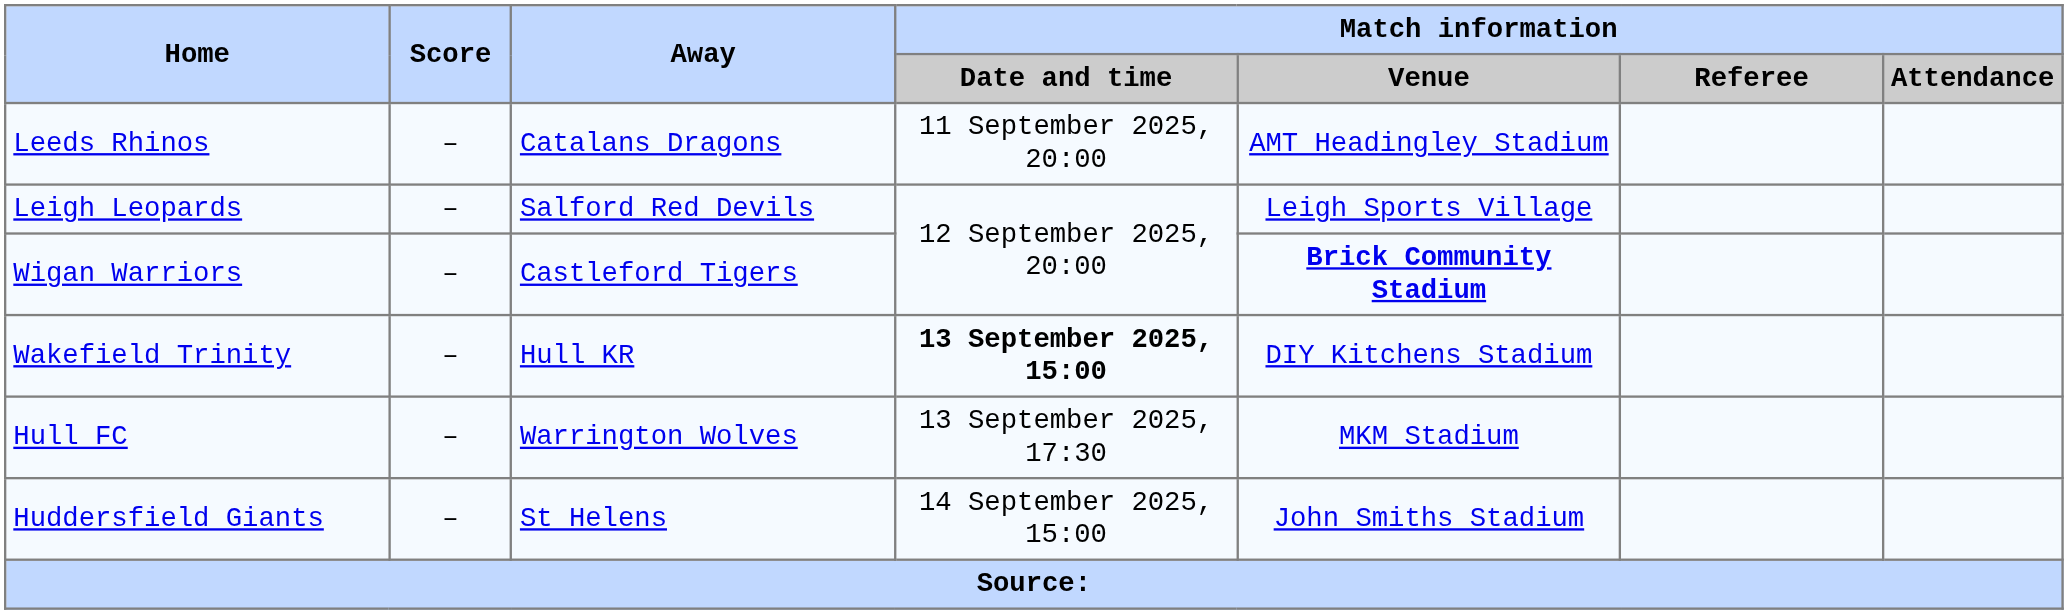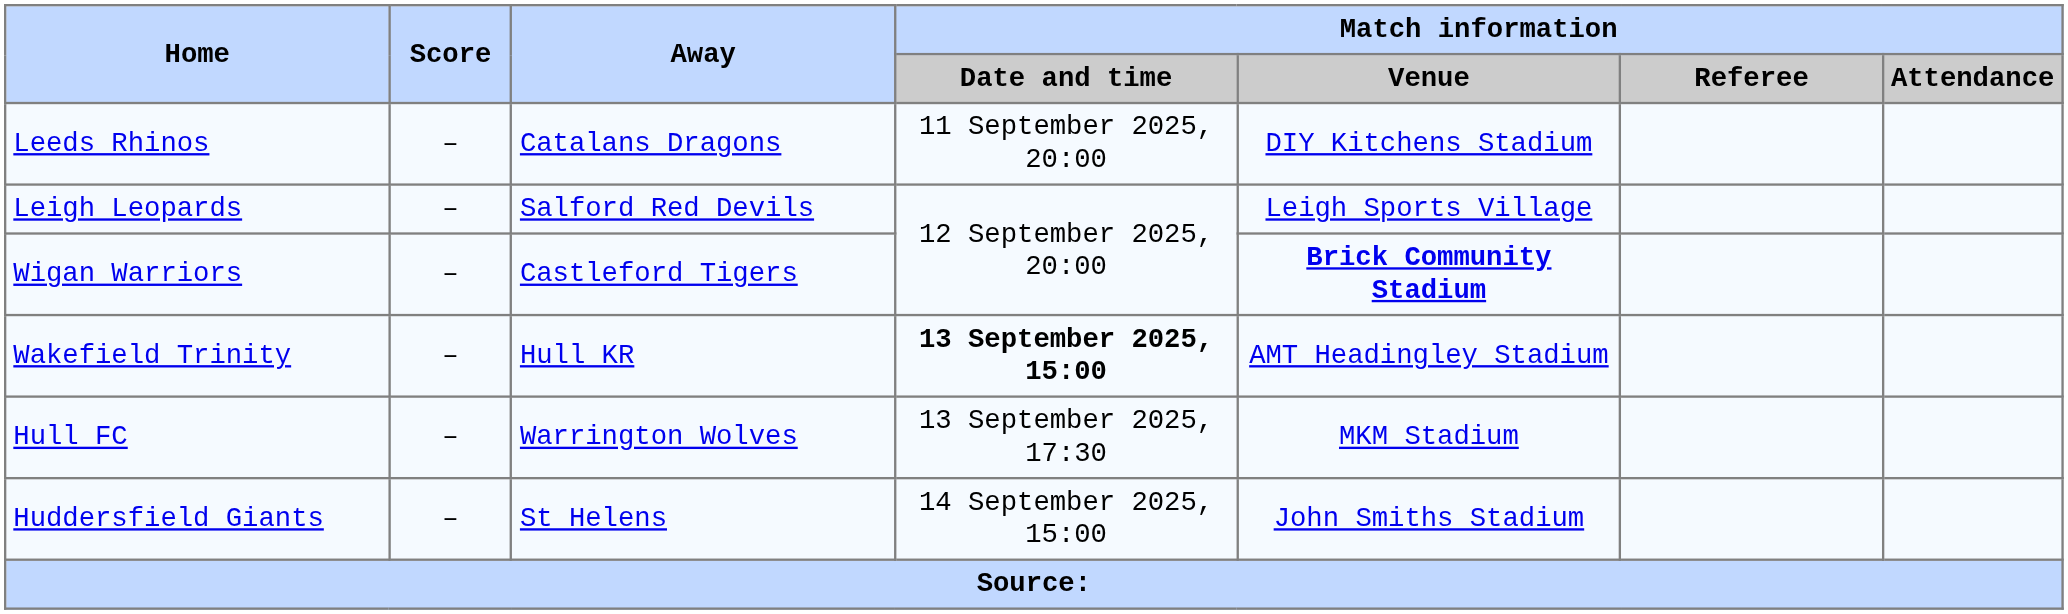(1429, 144) AMT Headingley Stadium -> (1429, 144) DIY Kitchens Stadium
(1429, 356) DIY Kitchens Stadium -> (1429, 356) AMT Headingley Stadium
